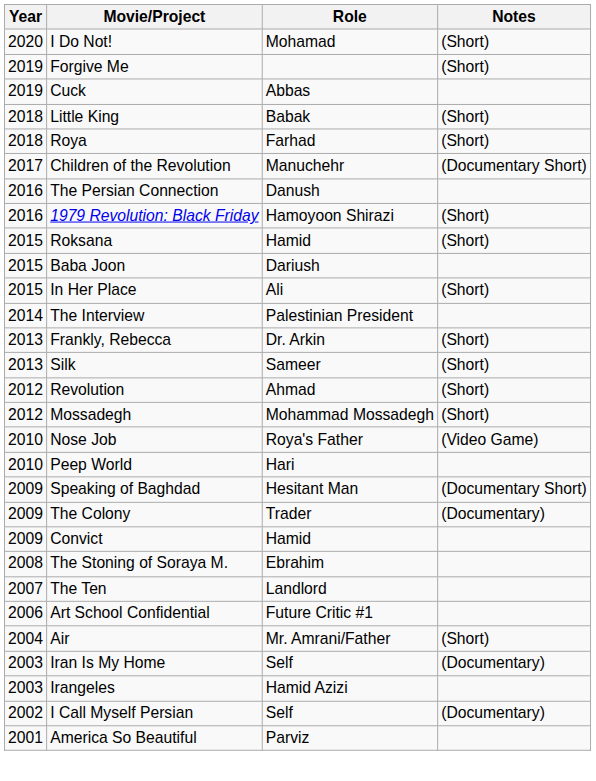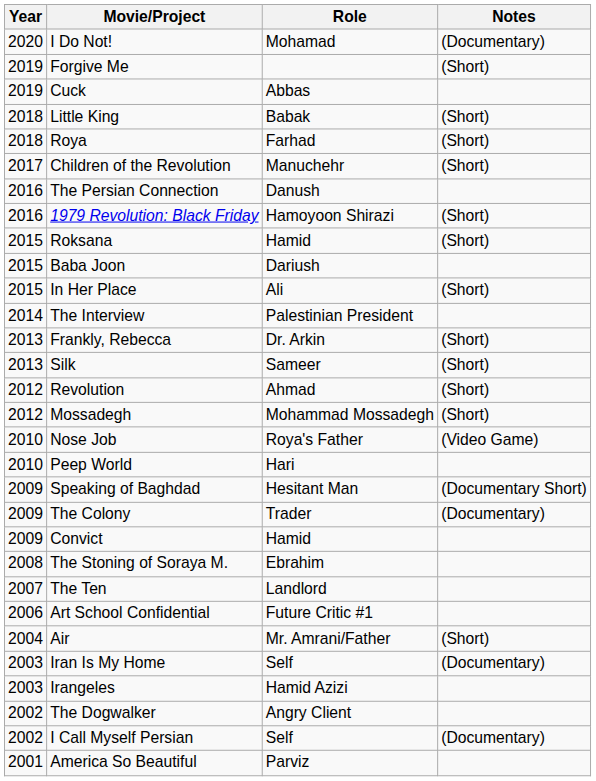(465, 41) (Short) -> (493, 41) (Documentary)
(514, 166) (Documentary Short) -> (465, 166) (Short)
+ row: (103, 713)
